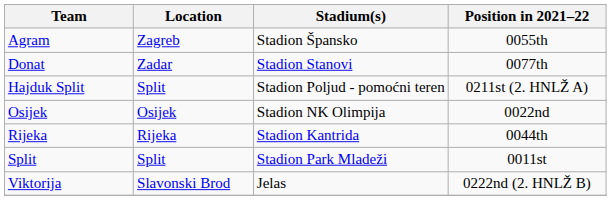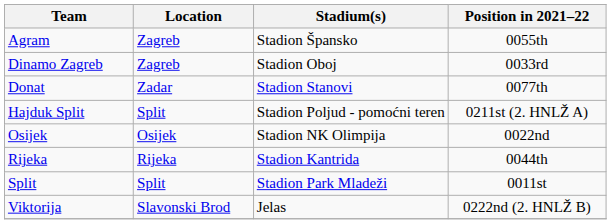+ row: (55, 64)
